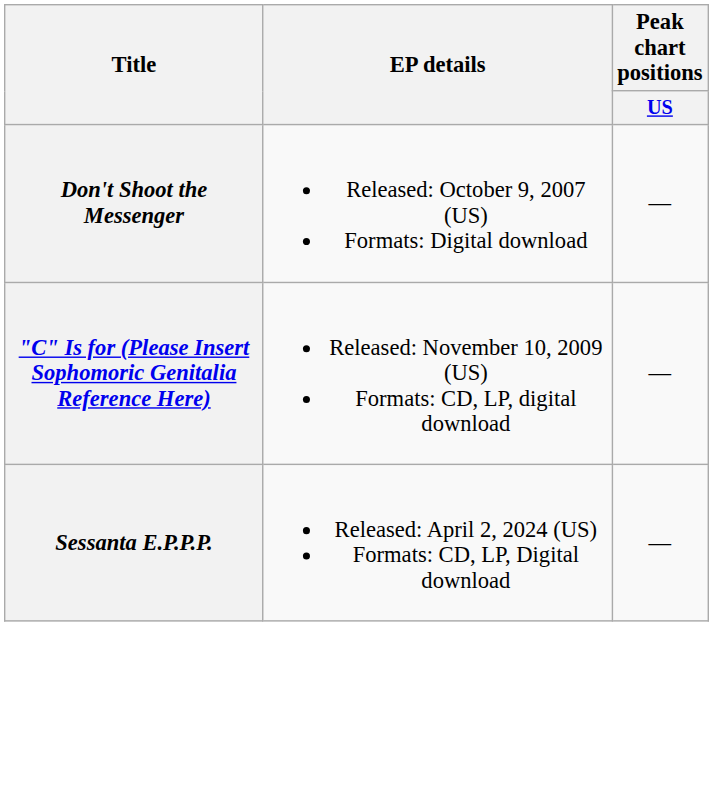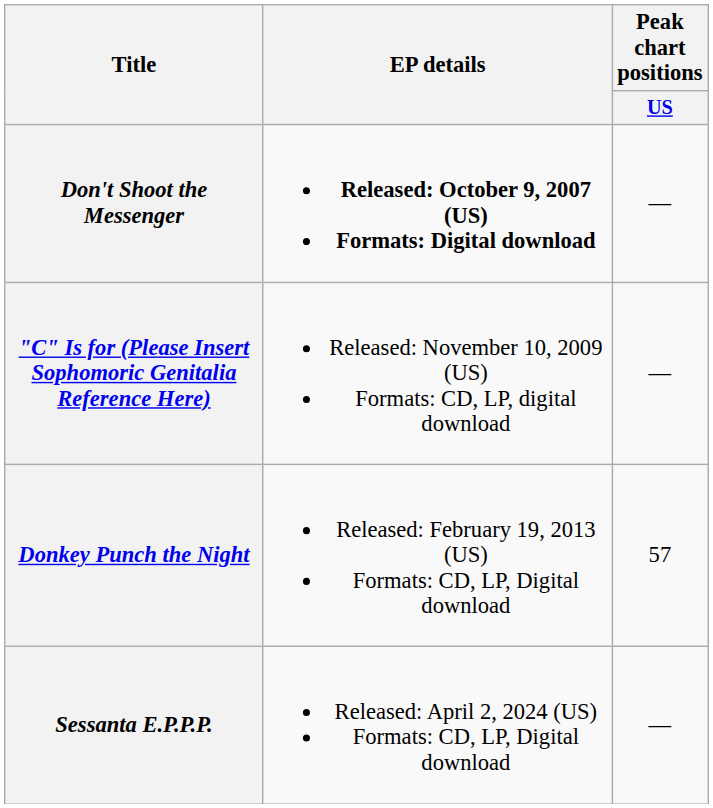(438, 216) normal -> (438, 216) bold
+ row: (134, 555)
